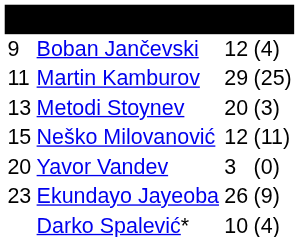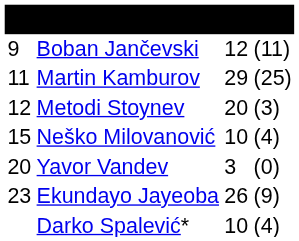(267, 48) (4) -> (272, 48) (11)
(19, 107) 13 -> (19, 107) 12
(236, 137) 12 -> (236, 137) 10
(272, 137) (11) -> (267, 137) (4)
